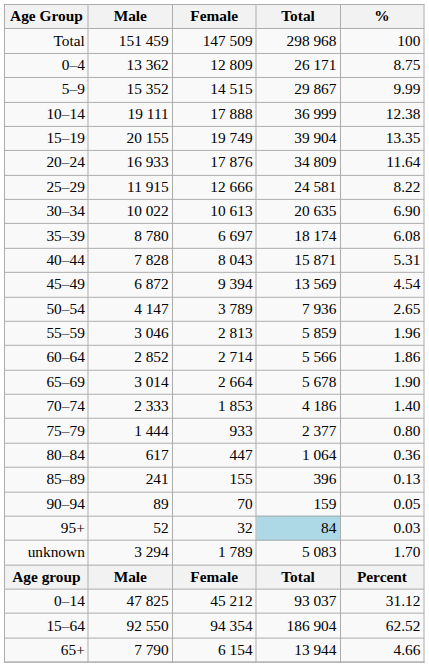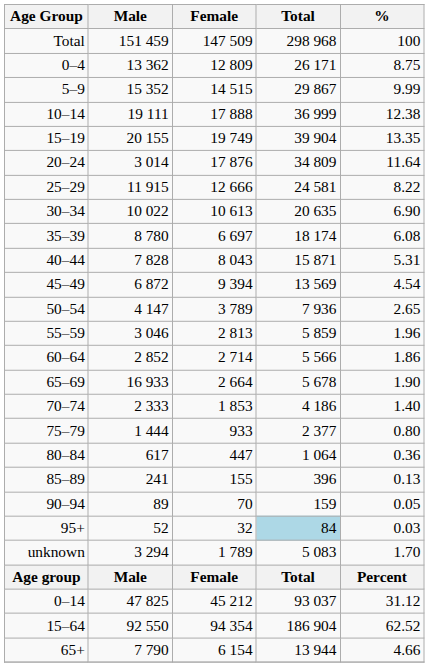(148, 162) 16 933 -> (151, 162) 3 014
(151, 382) 3 014 -> (148, 382) 16 933
